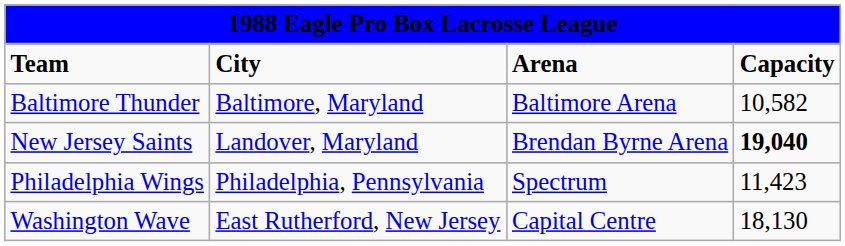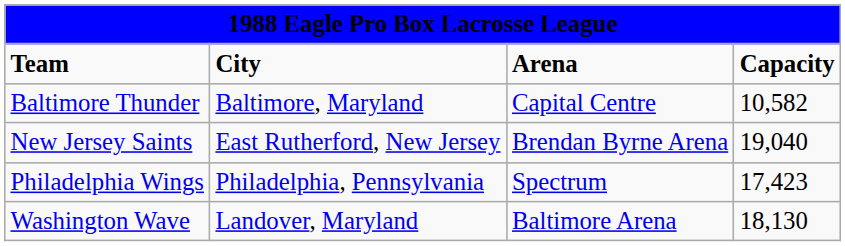(594, 102) Baltimore Arena -> (584, 102) Capital Centre
(317, 142) Landover, Maryland -> (358, 142) East Rutherford, New Jersey
(774, 142) bold -> (774, 142) normal
(773, 181) 11,423 -> (774, 181) 17,423
(358, 220) East Rutherford, New Jersey -> (317, 220) Landover, Maryland
(584, 220) Capital Centre -> (594, 220) Baltimore Arena
